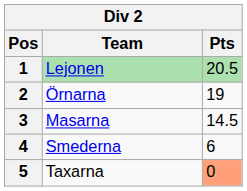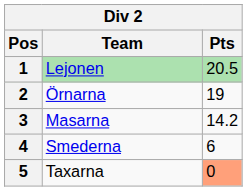(222, 120) 14.5 -> (222, 120) 14.2
